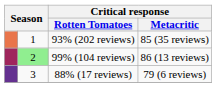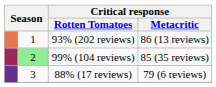(175, 39) 85 (35 reviews) -> (175, 39) 86 (13 reviews)
(175, 57) 86 (13 reviews) -> (175, 57) 85 (35 reviews)
